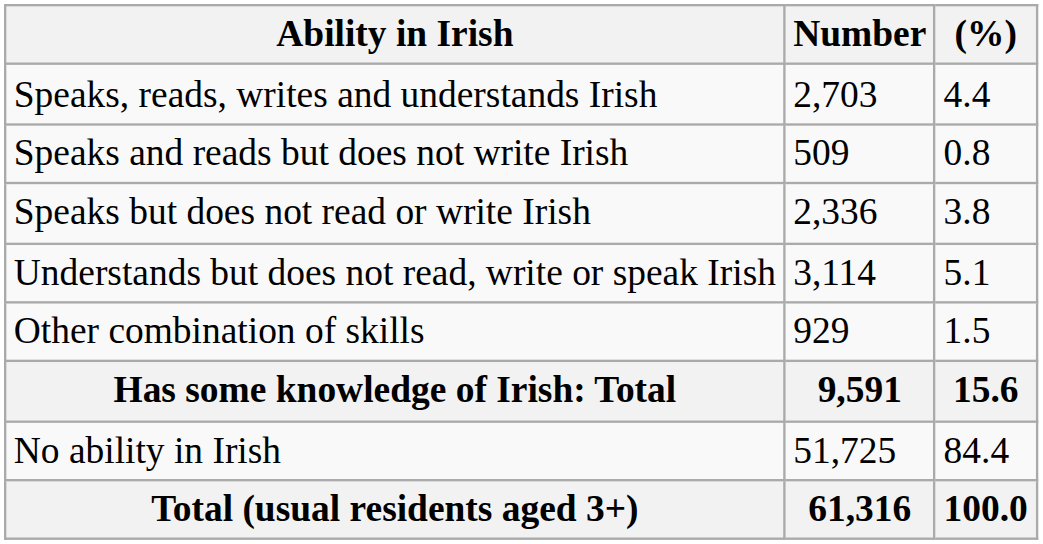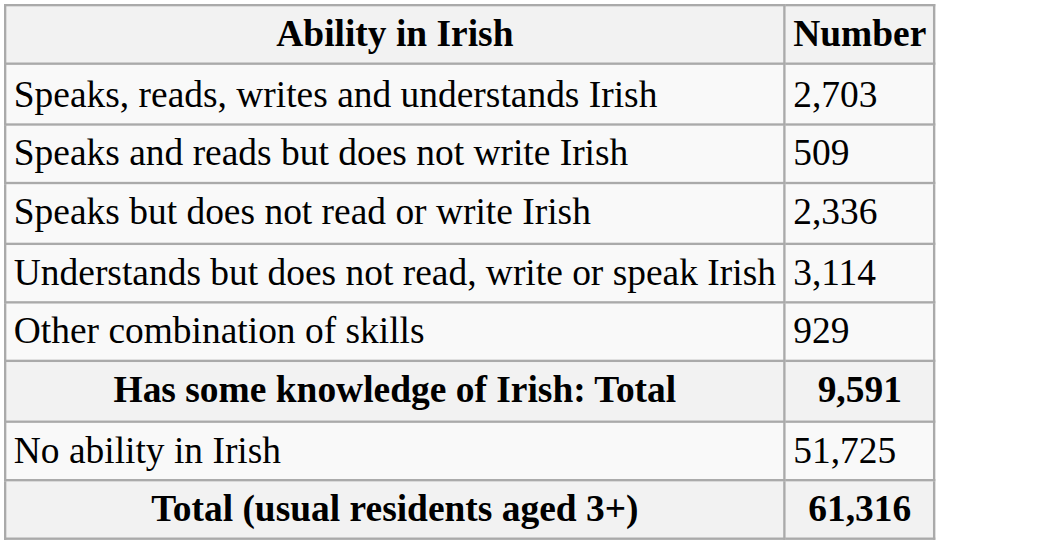- column: (986, 34)
